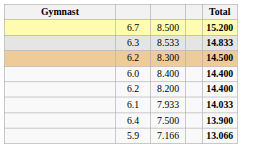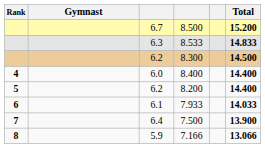+ column: (16, 12)
